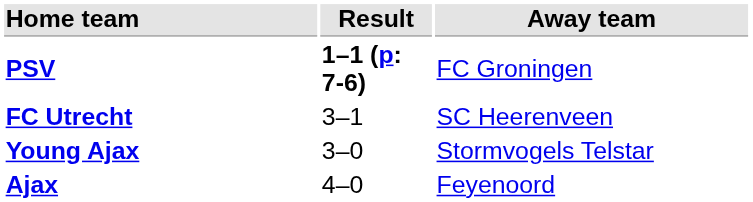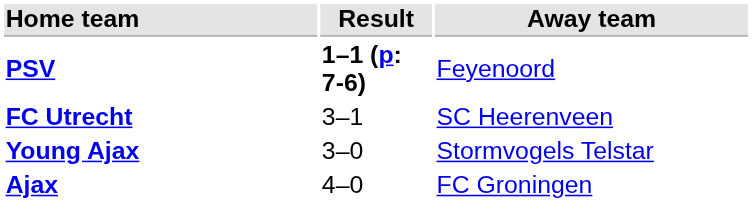(514, 68) FC Groningen -> (496, 68) Feyenoord
(496, 185) Feyenoord -> (514, 185) FC Groningen
